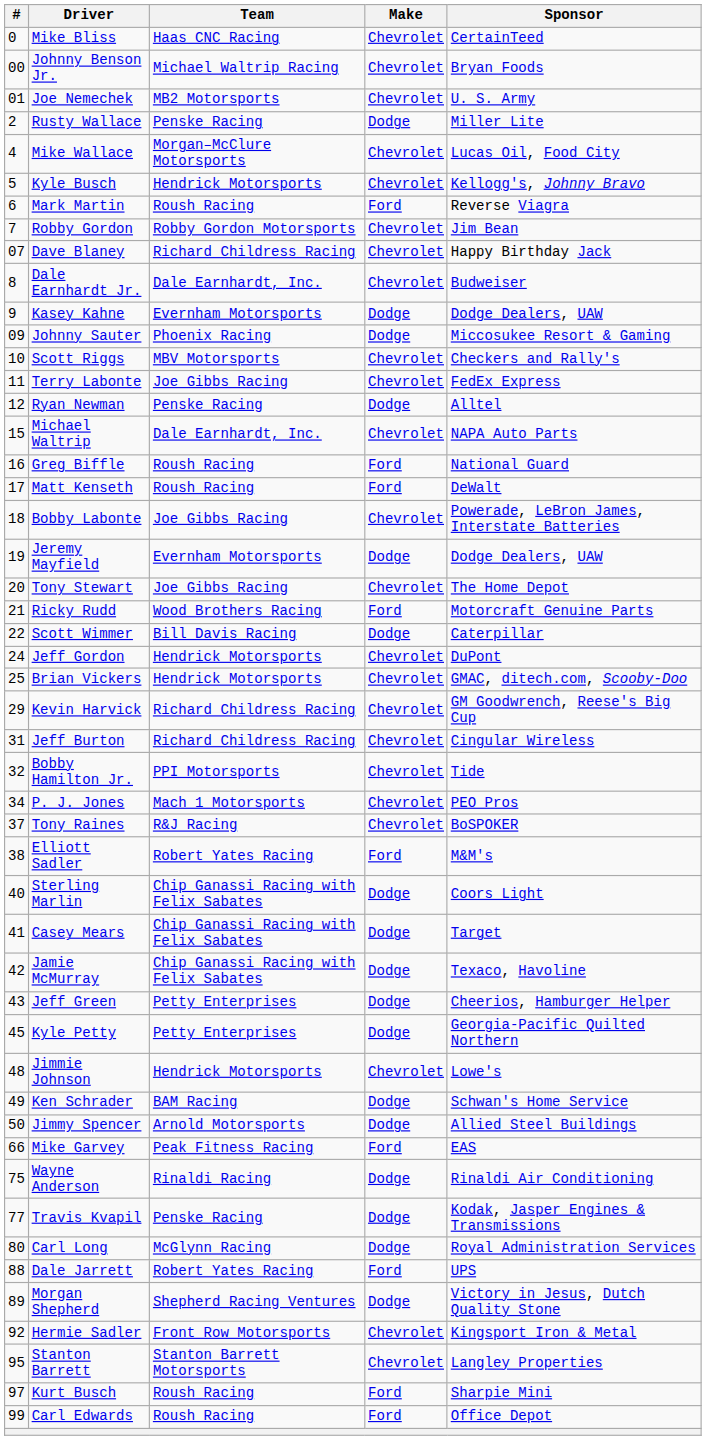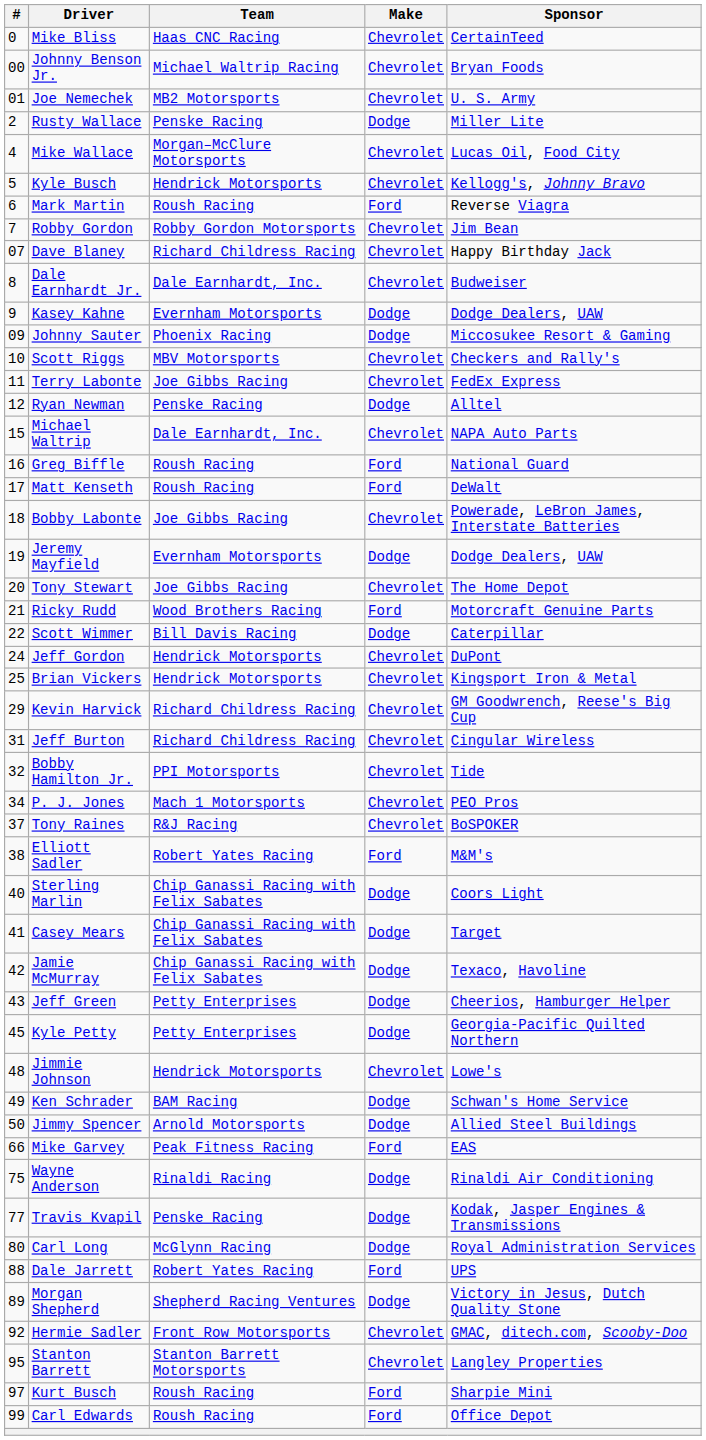(569, 680) GMAC, ditech.com, Scooby-Doo -> (544, 680) Kingsport Iron & Metal
(544, 1333) Kingsport Iron & Metal -> (569, 1333) GMAC, ditech.com, Scooby-Doo
